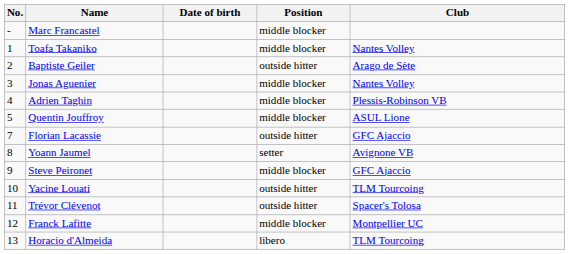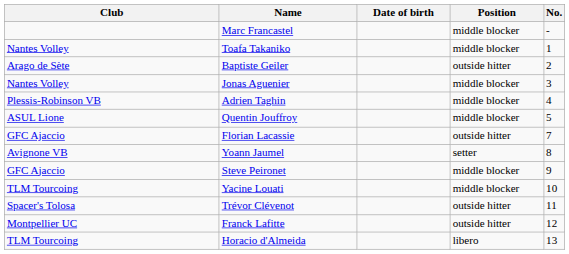columns swapped: (15, 13) <-> (457, 13)
(288, 188) outside hitter -> (486, 188) middle blocker
(292, 223) middle blocker -> (482, 223) outside hitter
